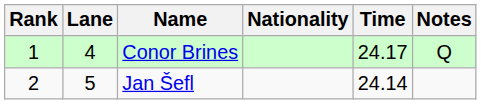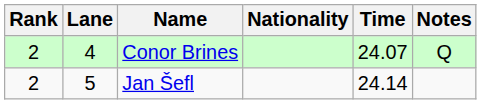(33, 51) 1 -> (33, 51) 2
(383, 51) 24.17 -> (383, 51) 24.07
